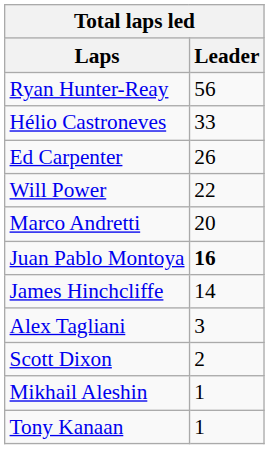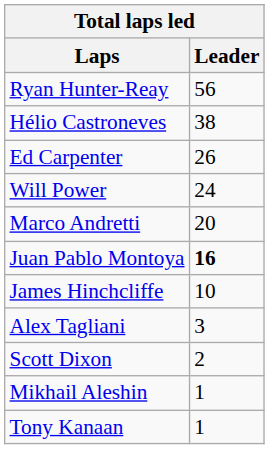(205, 122) 33 -> (205, 122) 38
(205, 190) 22 -> (205, 190) 24
(205, 291) 14 -> (205, 291) 10
